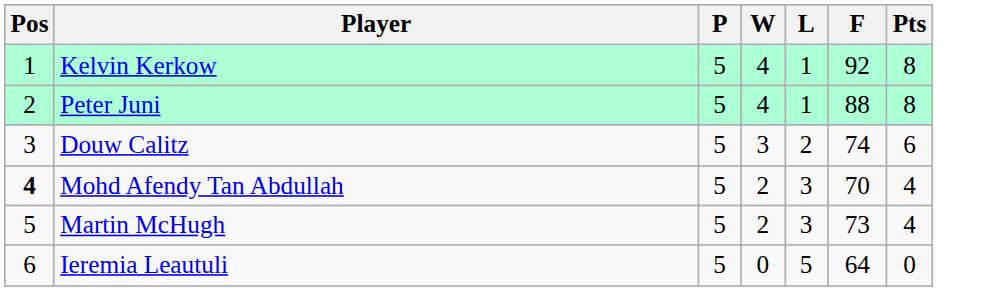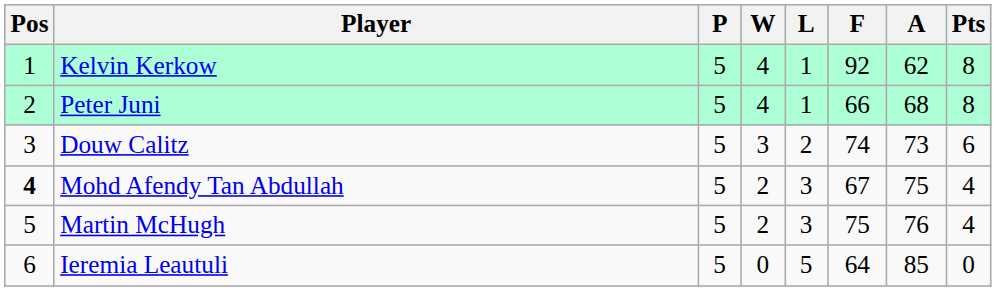+ column: (916, 24)
(857, 104) 88 -> (857, 104) 66
(857, 184) 70 -> (857, 184) 67
(857, 225) 73 -> (857, 225) 75
